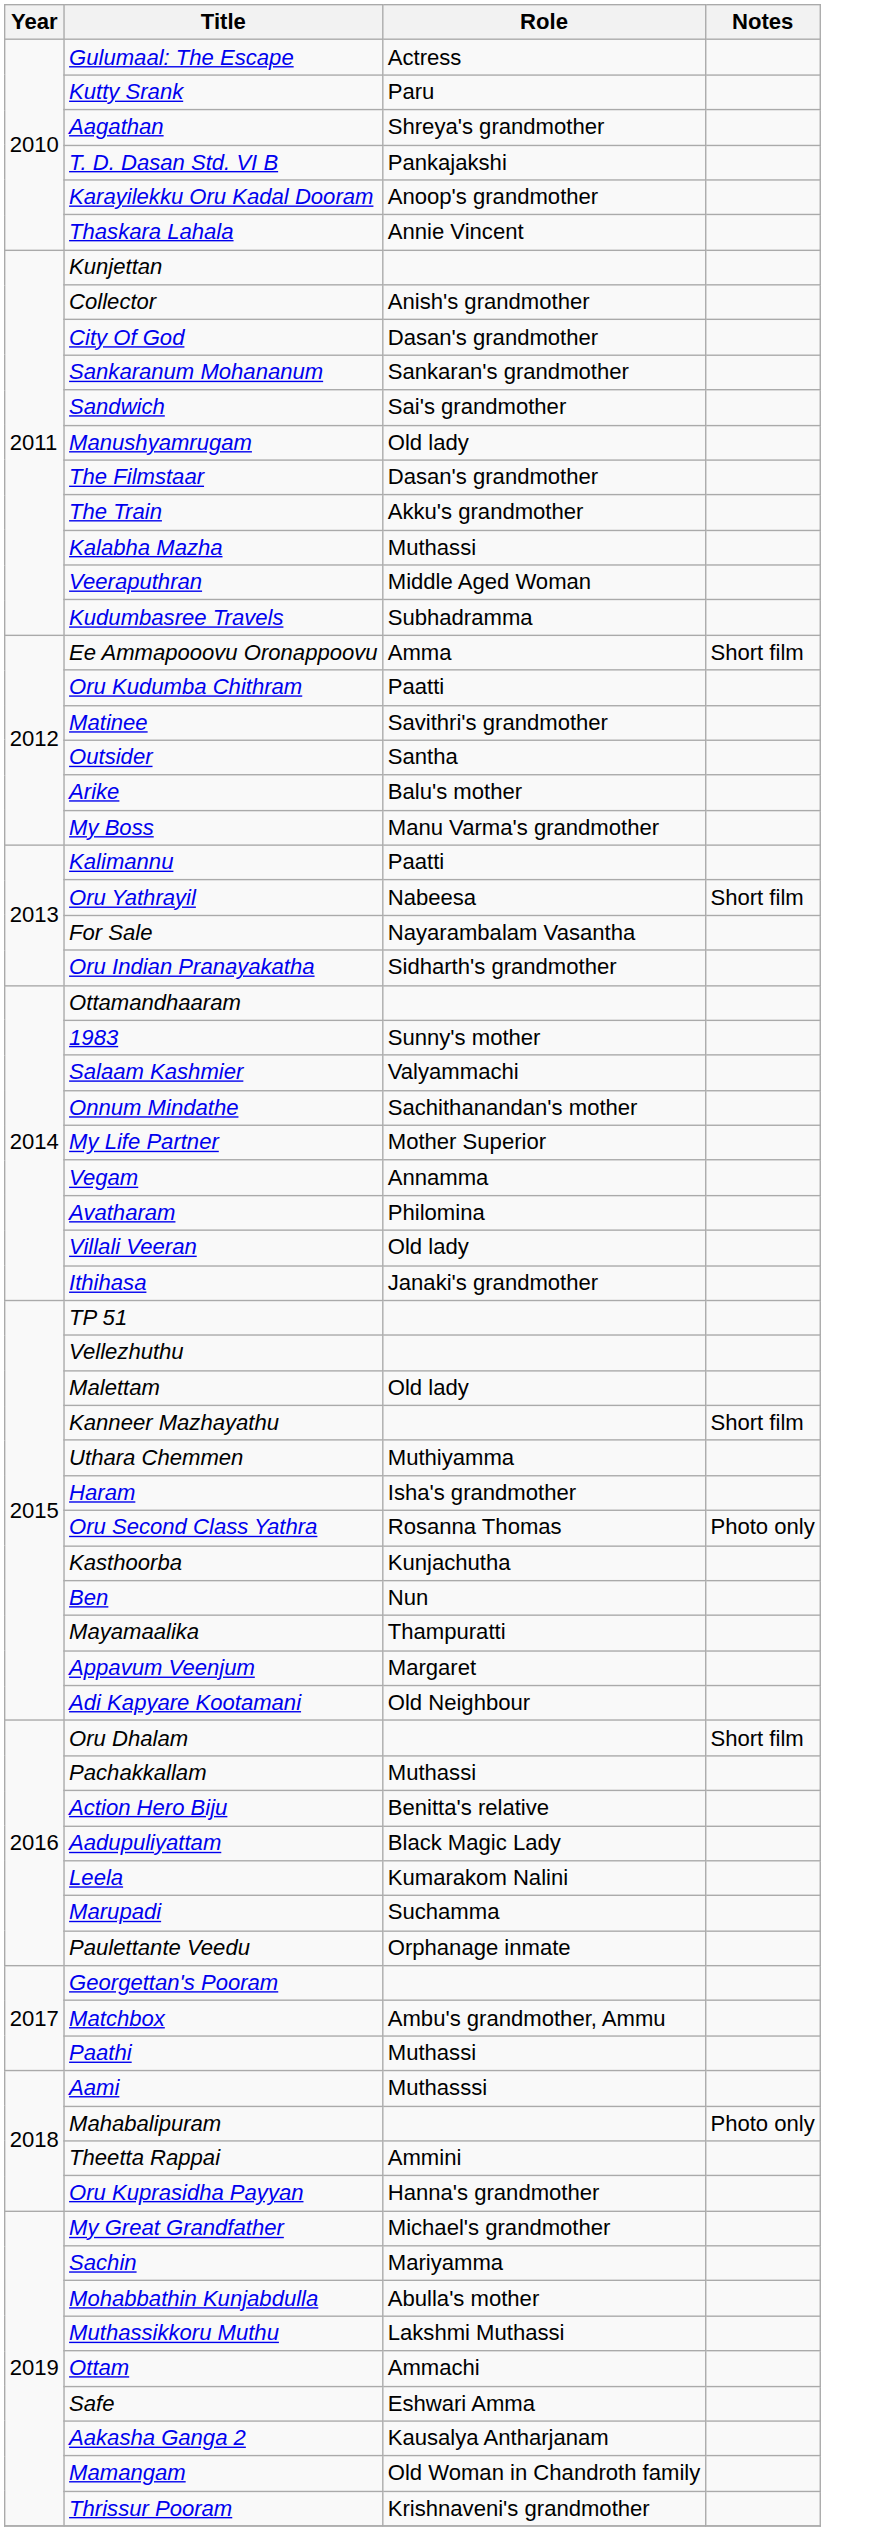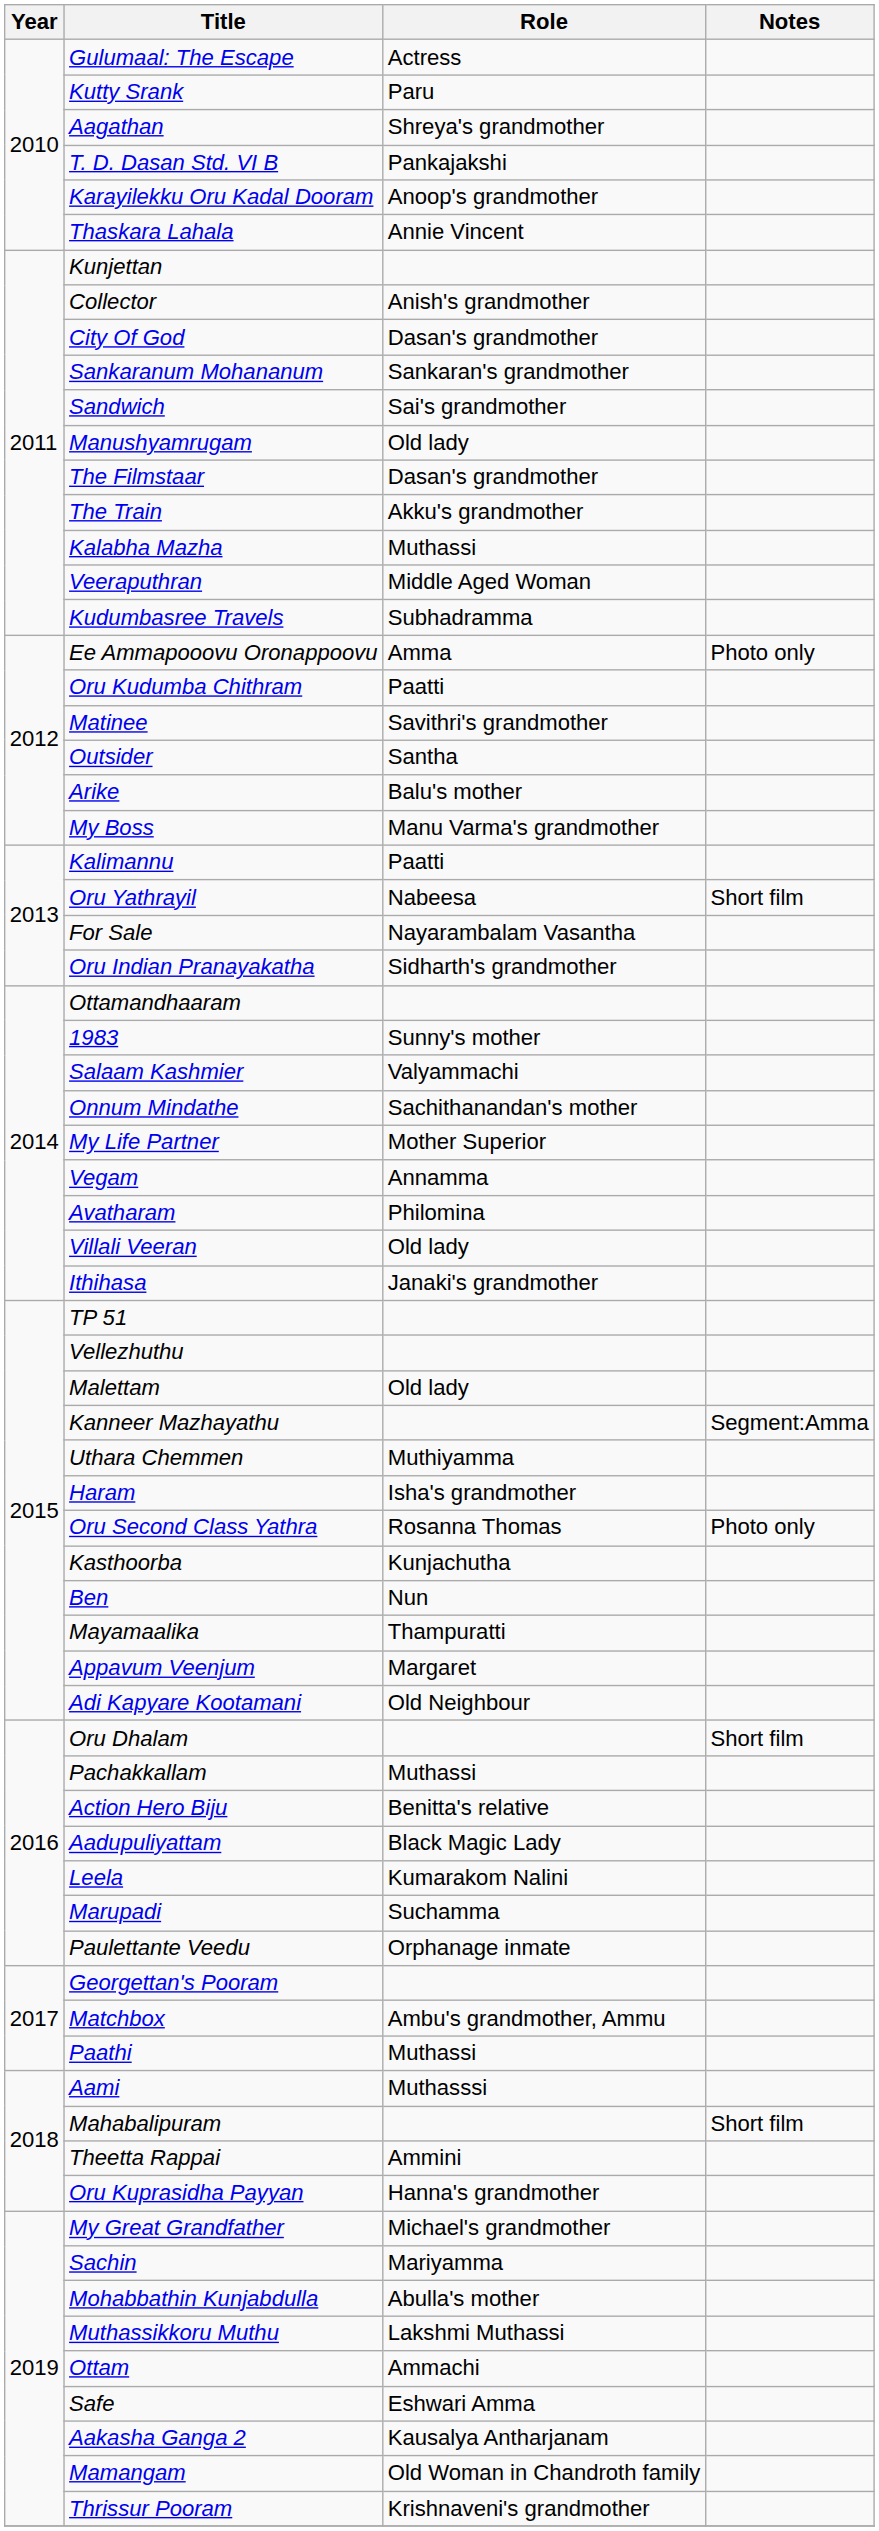(757, 652) Short film -> (763, 652) Photo only
(757, 1422) Short film -> (790, 1422) Segment:Amma
(763, 2123) Photo only -> (757, 2123) Short film
